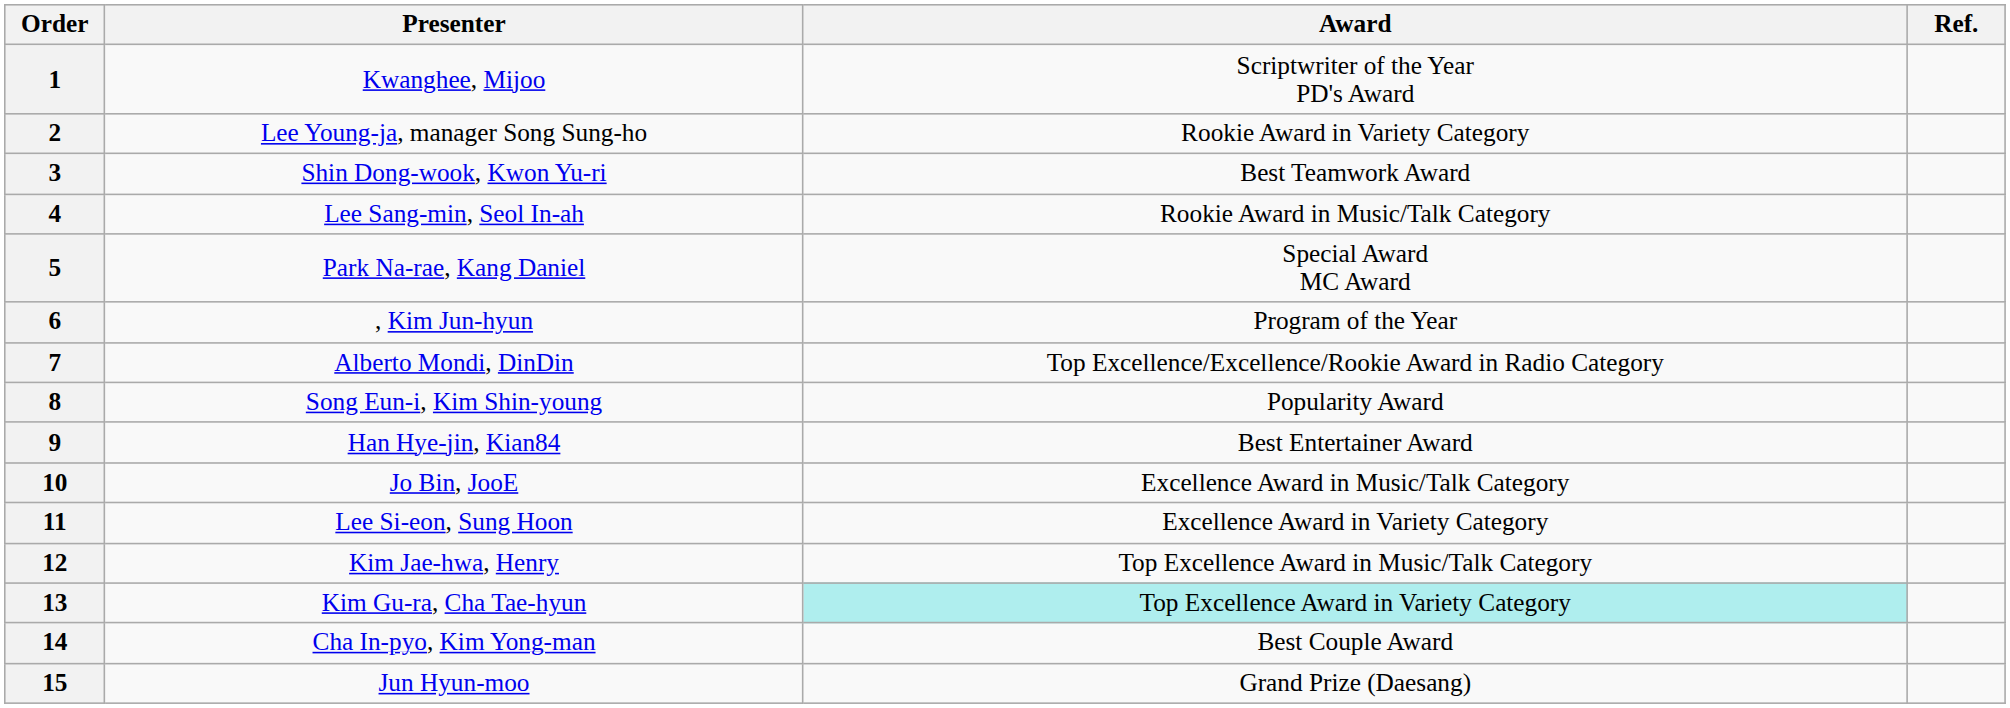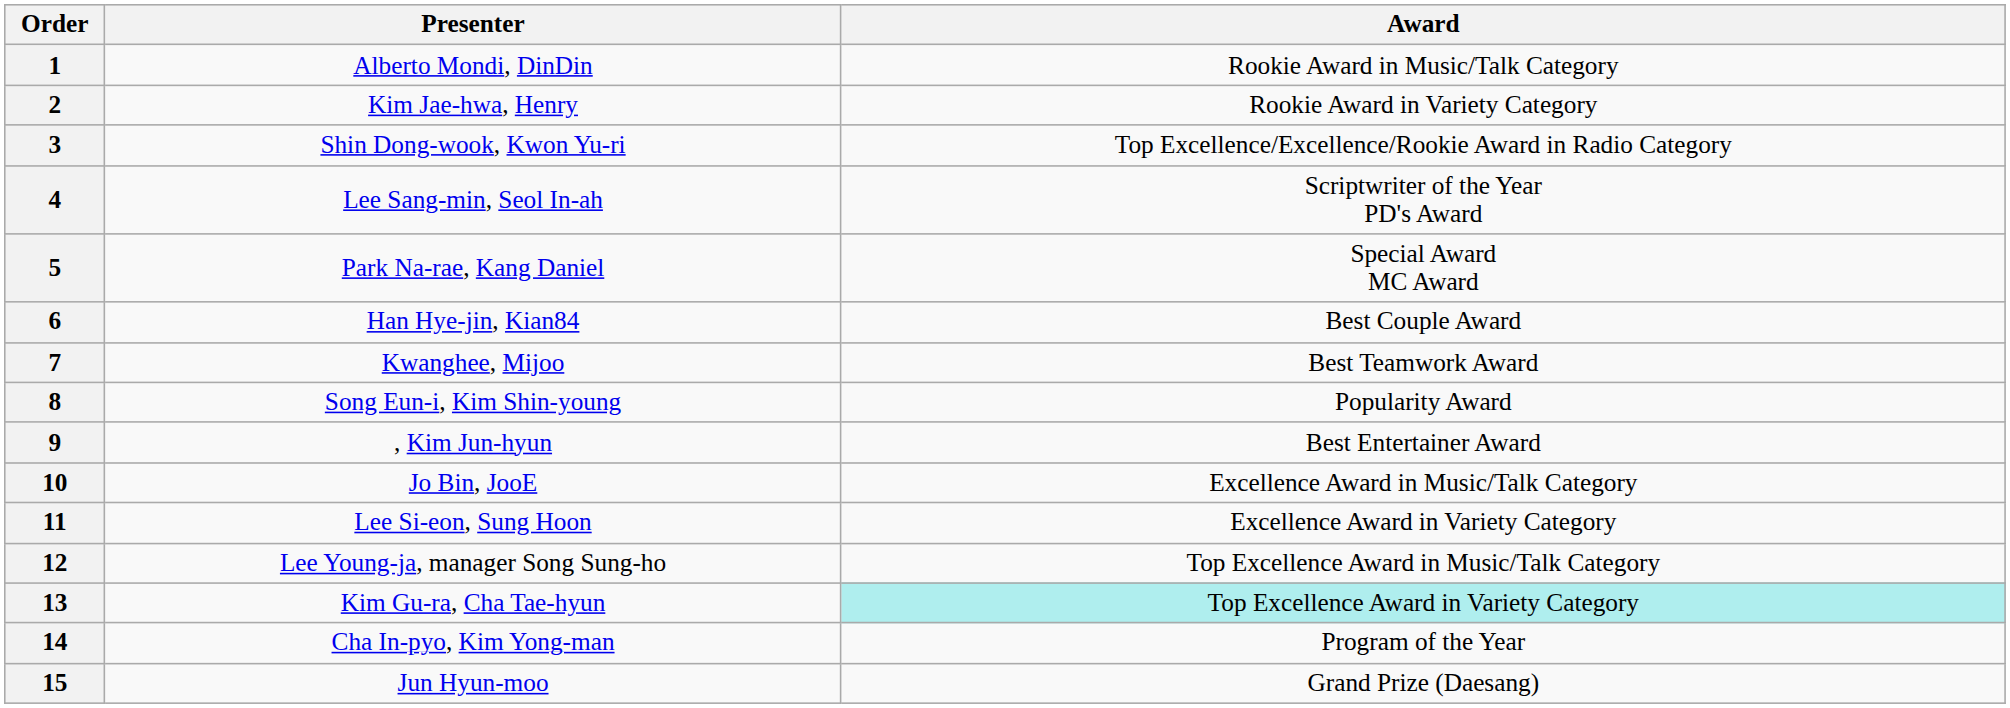- column: (1956, 24)
(454, 78) Kwanghee, Mijoo -> (473, 64) Alberto Mondi, DinDin
(1355, 78) Scriptwriter of the Year PD's Award -> (1423, 64) Rookie Award in Music/Talk Category
(454, 133) Lee Young-ja, manager Song Sung-ho -> (473, 104) Kim Jae-hwa, Henry
(1355, 173) Best Teamwork Award -> (1423, 144) Top Excellence/Excellence/Rookie Award in Radio Category
(1355, 213) Rookie Award in Music/Talk Category -> (1423, 199) Scriptwriter of the Year PD's Award
(454, 321) , Kim Jun-hyun -> (473, 321) Han Hye-jin, Kian84
(1355, 321) Program of the Year -> (1423, 321) Best Couple Award
(454, 362) Alberto Mondi, DinDin -> (473, 362) Kwanghee, Mijoo
(1355, 362) Top Excellence/Excellence/Rookie Award in Radio Category -> (1423, 362) Best Teamwork Award
(454, 442) Han Hye-jin, Kian84 -> (473, 442) , Kim Jun-hyun
(454, 562) Kim Jae-hwa, Henry -> (473, 562) Lee Young-ja, manager Song Sung-ho
(1355, 642) Best Couple Award -> (1423, 642) Program of the Year
